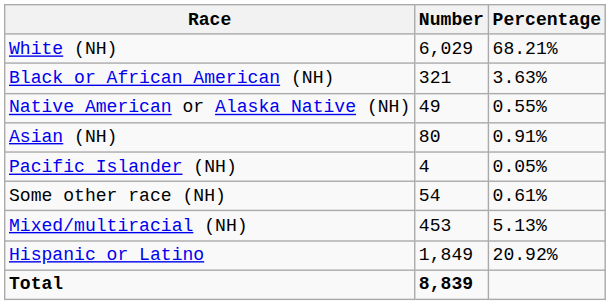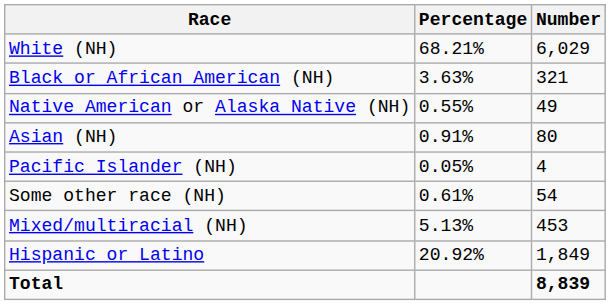columns swapped: (451, 19) <-> (547, 19)
